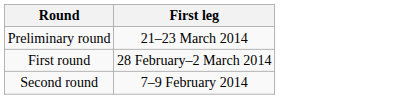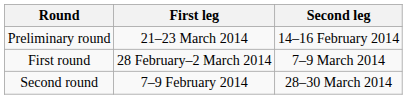+ column: (339, 15)
